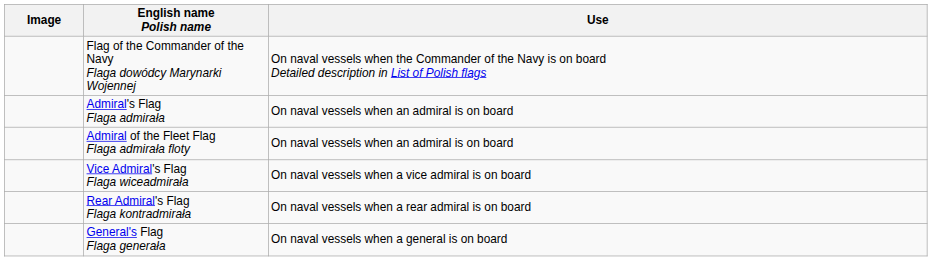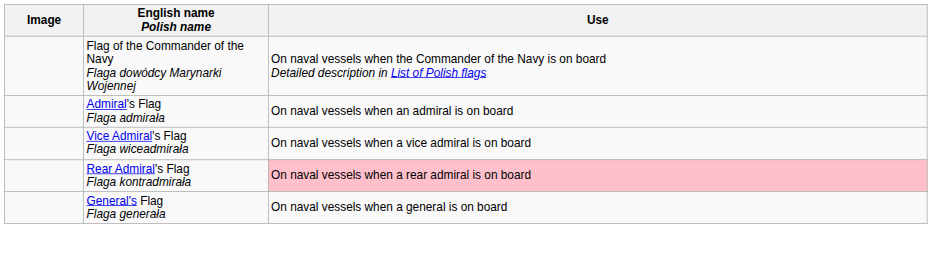- row: (151, 143)
(401, 207) no background -> (401, 175) pink background
